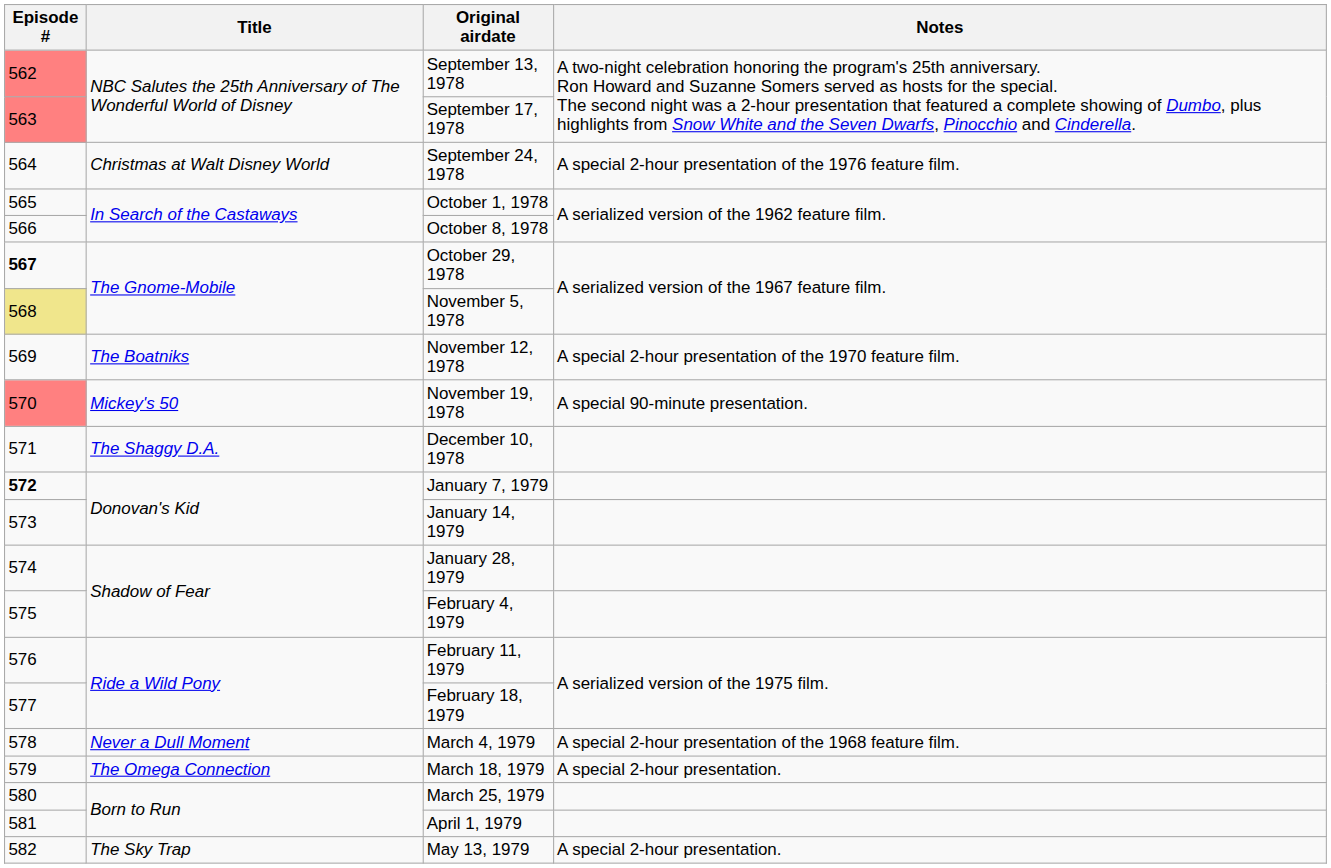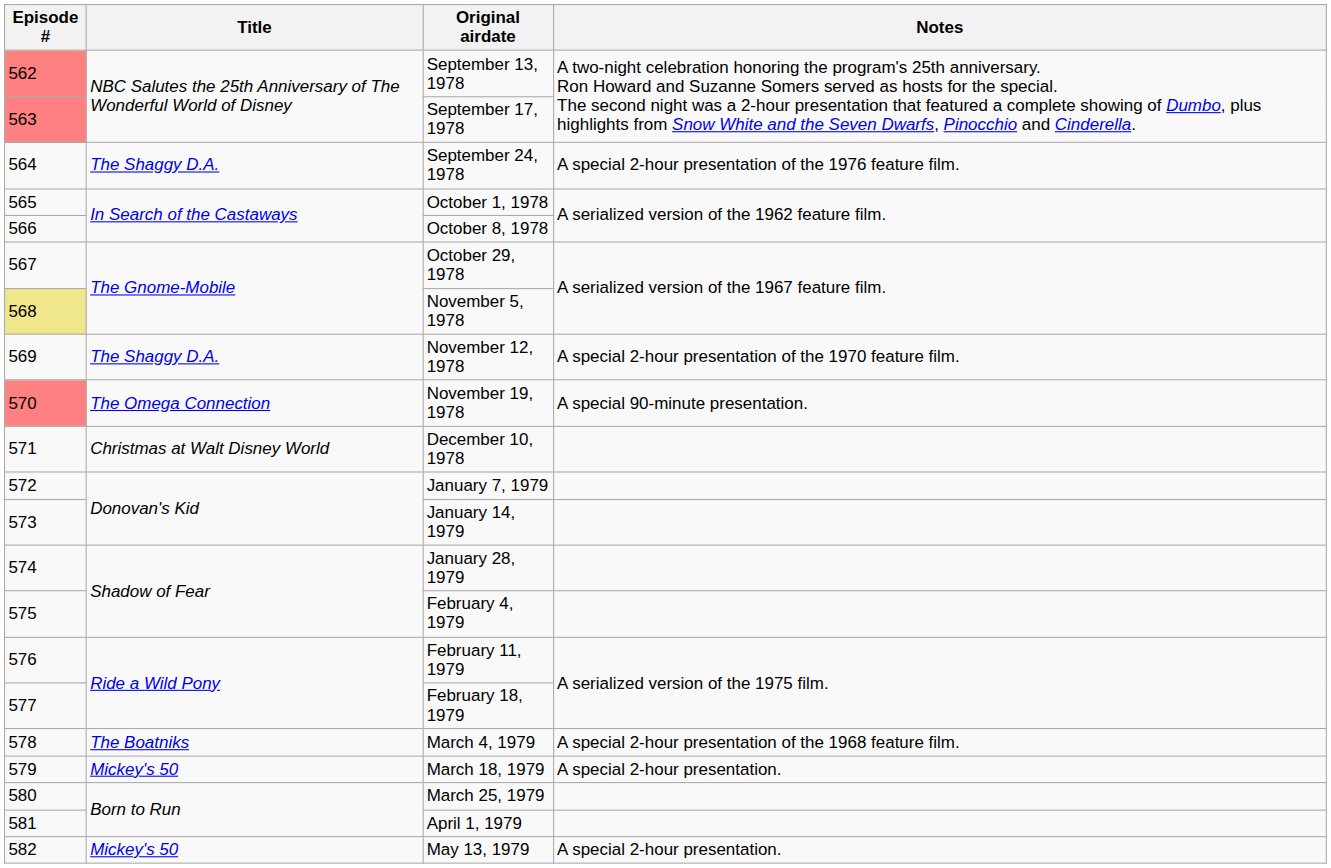(210, 165) Christmas at Walt Disney World -> (155, 165) The Shaggy D.A.
(23, 265) bold -> (23, 265) normal
(140, 357) The Boatniks -> (155, 357) The Shaggy D.A.
(134, 403) Mickey's 50 -> (180, 403) The Omega Connection
(155, 449) The Shaggy D.A. -> (210, 449) Christmas at Walt Disney World
(23, 485) bold -> (23, 485) normal
(170, 742) Never a Dull Moment -> (140, 742) The Boatniks
(180, 769) The Omega Connection -> (134, 769) Mickey's 50
(140, 849) The Sky Trap -> (134, 849) Mickey's 50
